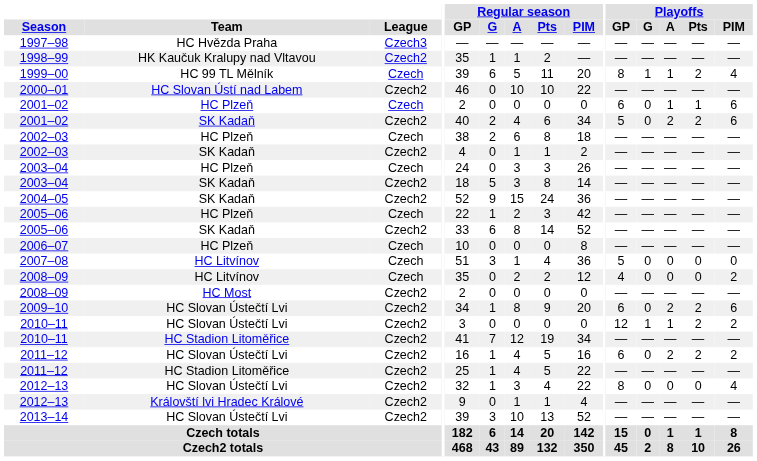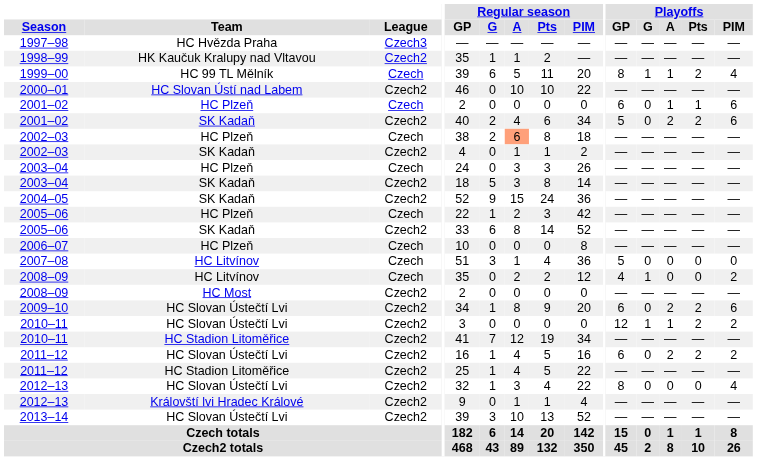(517, 136) no background -> (517, 136) lightsalmon background
(648, 277) 0 -> (648, 277) 1
